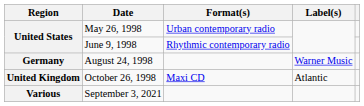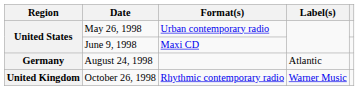(228, 45) Rhythmic contemporary radio -> (180, 45) Maxi CD
(323, 61) Warner Music -> (305, 61) Atlantic
(186, 77) Maxi CD -> (222, 77) Rhythmic contemporary radio
(311, 77) Atlantic -> (318, 77) Warner Music
- row: (123, 93)
